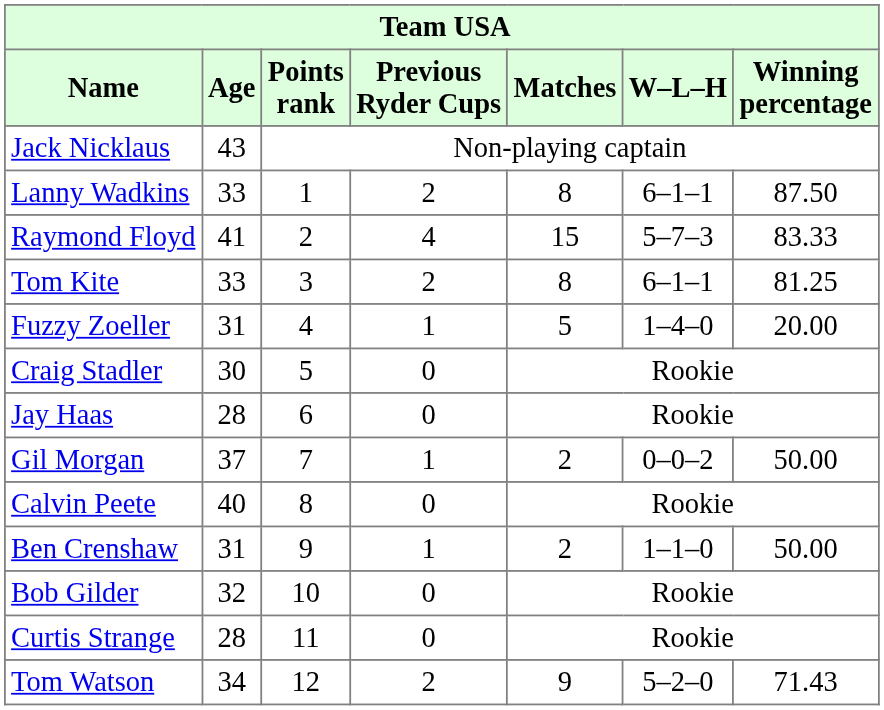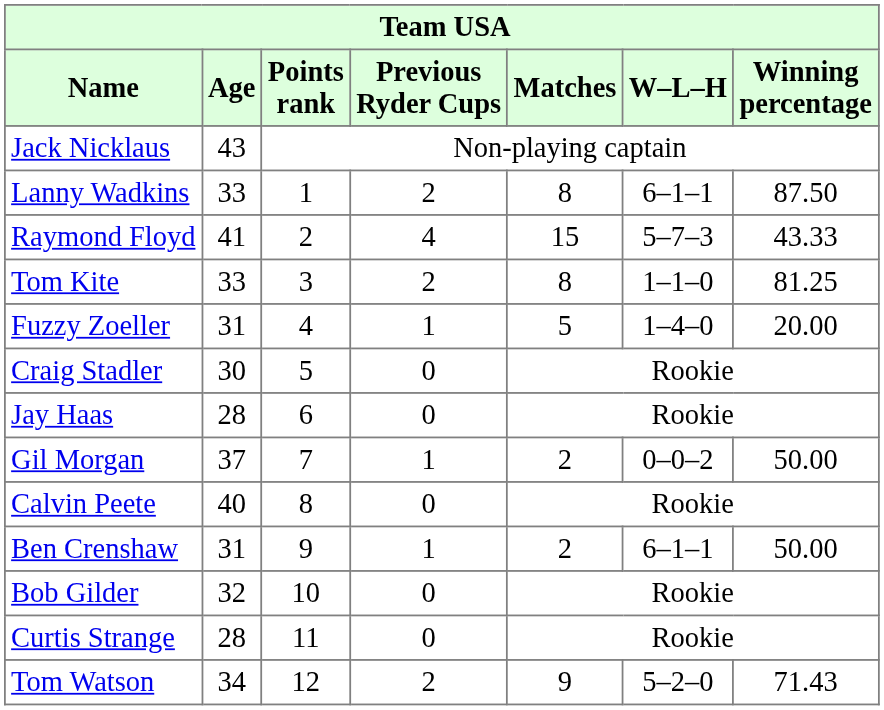(806, 236) 83.33 -> (806, 236) 43.33
(678, 281) 6–1–1 -> (678, 281) 1–1–0
(678, 548) 1–1–0 -> (678, 548) 6–1–1
